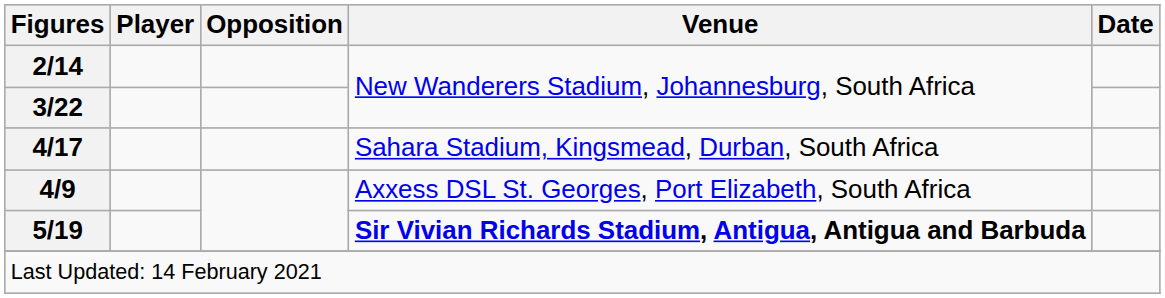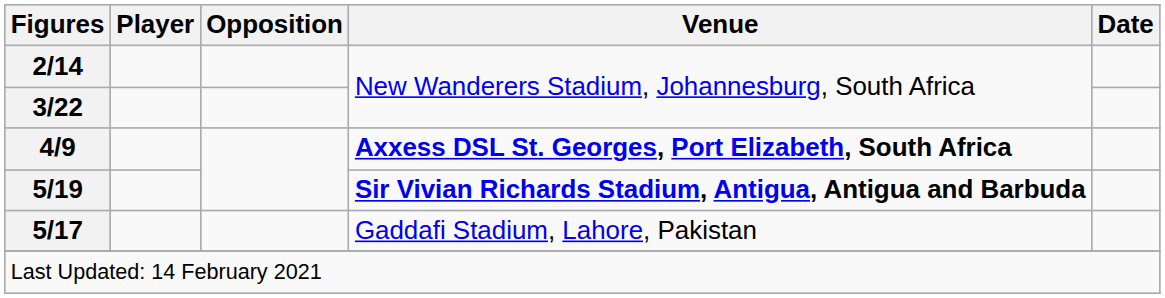- row: (58, 148)
(663, 189) normal -> (683, 148) bold
+ row: (58, 230)
